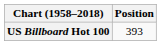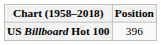(134, 31) 393 -> (134, 31) 396
